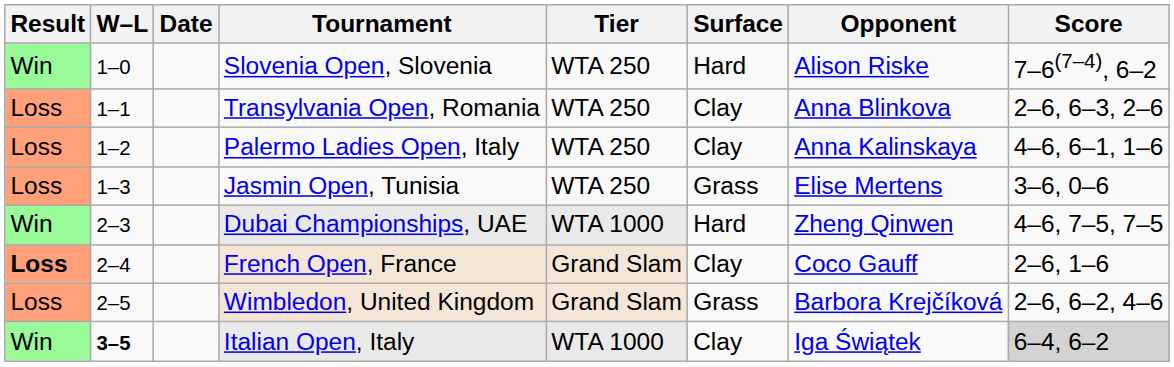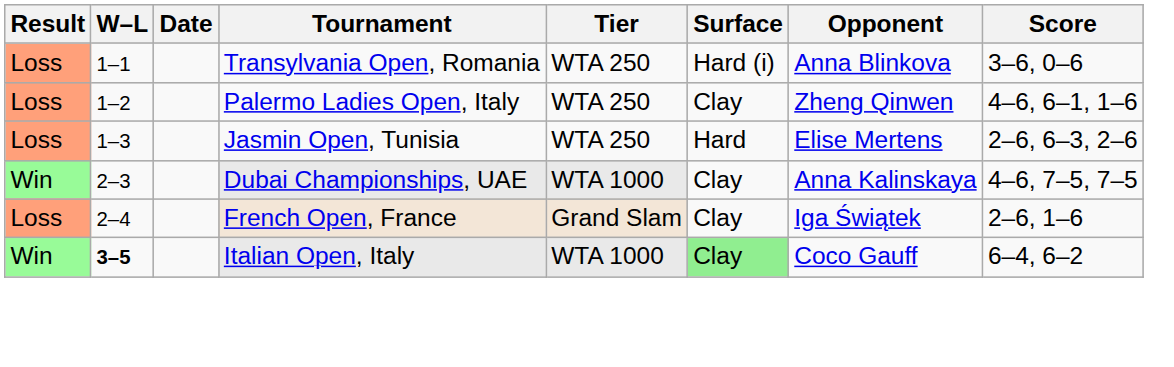- row: (358, 66)
(718, 108) Clay -> (734, 62) Hard (i)
(1089, 108) 2–6, 6–3, 2–6 -> (1036, 62) 3–6, 0–6
(885, 147) Anna Kalinskaya -> (874, 101) Zheng Qinwen
(726, 185) Grass -> (720, 140) Hard
(1061, 185) 3–6, 0–6 -> (1063, 140) 2–6, 6–3, 2–6
(720, 224) Hard -> (718, 179) Clay
(874, 224) Zheng Qinwen -> (885, 179) Anna Kalinskaya
(39, 263) bold -> (36, 218) normal
(856, 263) Coco Gauff -> (858, 218) Iga Świątek
- row: (379, 302)
(718, 341) no background -> (718, 256) lightgreen background
(858, 341) Iga Świątek -> (856, 256) Coco Gauff
(1061, 341) lightgrey background -> (1036, 256) no background
